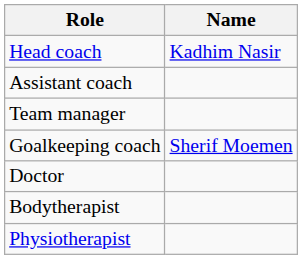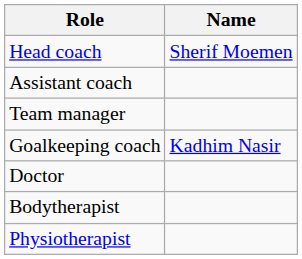(225, 51) Kadhim Nasir -> (231, 51) Sherif Moemen
(231, 144) Sherif Moemen -> (225, 144) Kadhim Nasir
